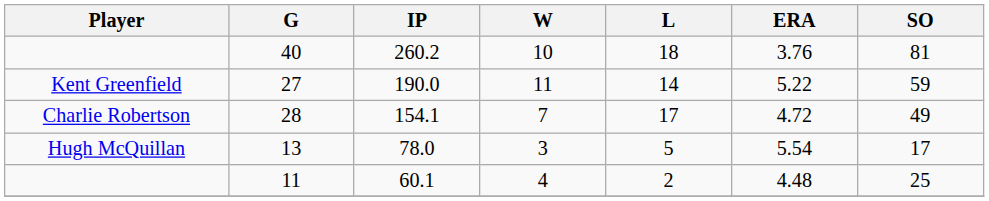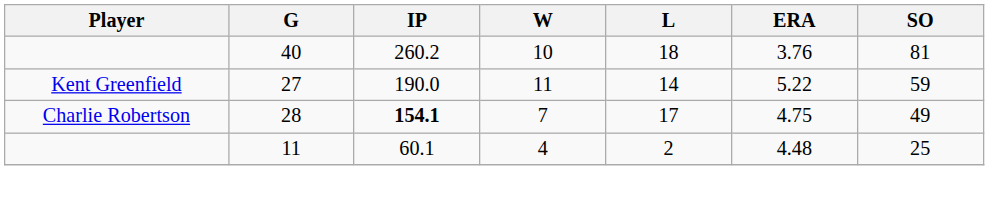(417, 116) normal -> (417, 116) bold
(794, 116) 4.72 -> (794, 116) 4.75
- row: (291, 148)
